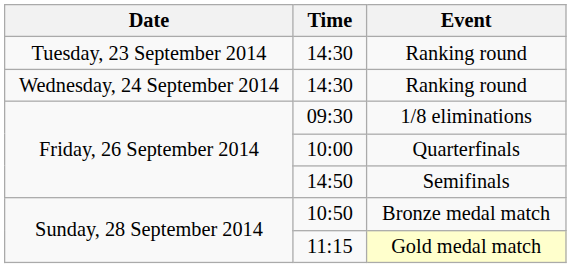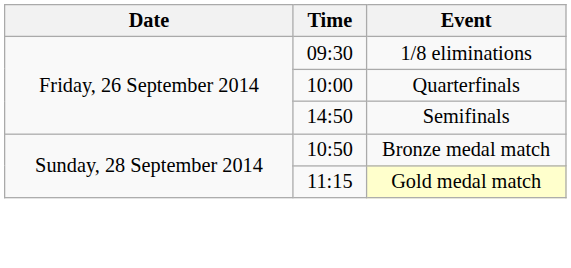- row: (149, 52)
- row: (149, 85)
